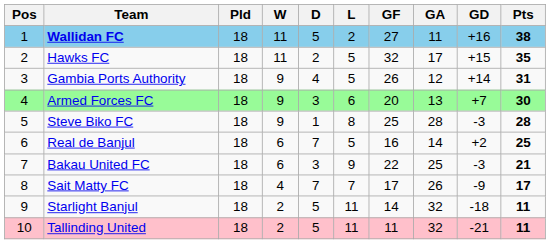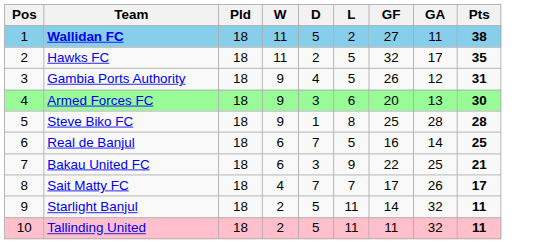- column: (479, 15)
